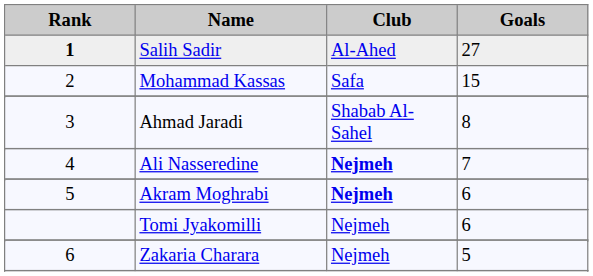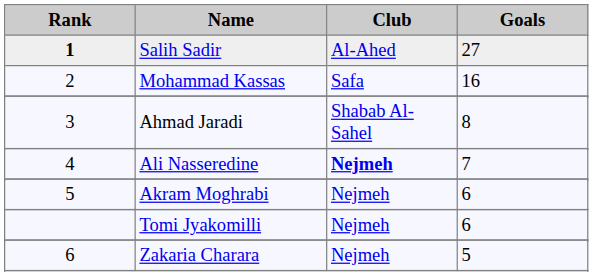(471, 80) 15 -> (471, 80) 16
(362, 194) bold -> (360, 194) normal
